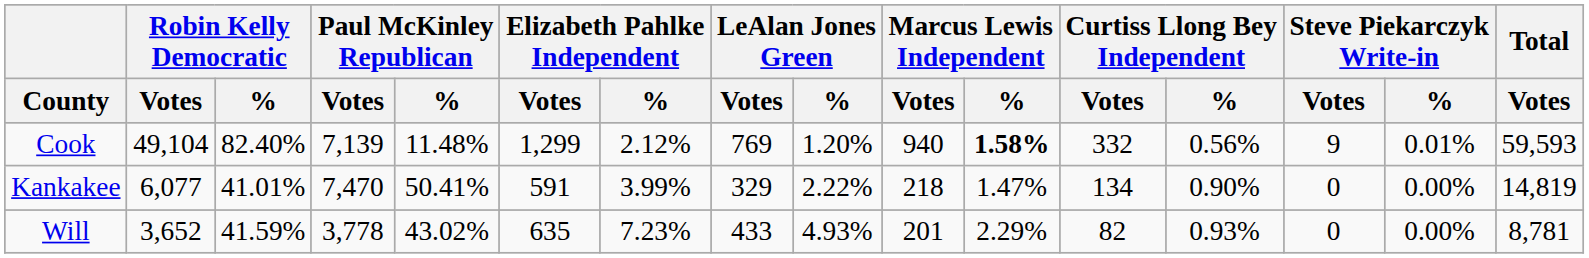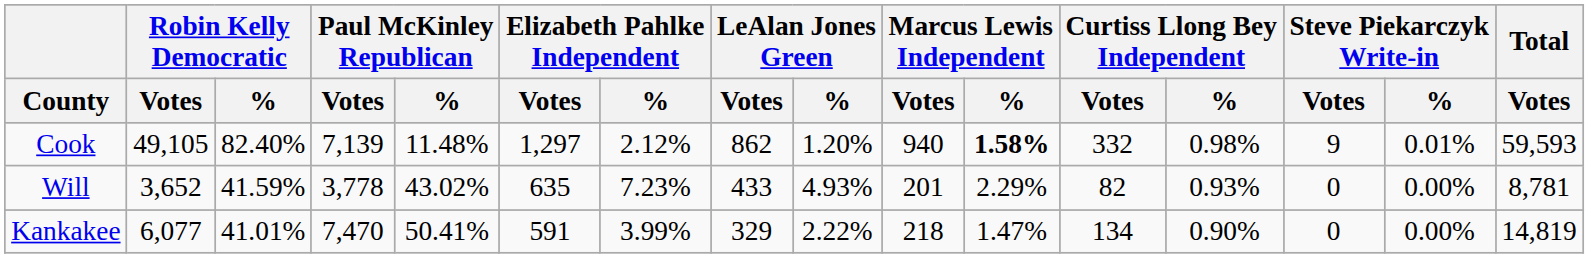(171, 143) 49,104 -> (171, 143) 49,105
(550, 143) 1,299 -> (550, 143) 1,297
(752, 143) 769 -> (752, 143) 862
(1224, 143) 0.56% -> (1224, 143) 0.98%
rows swapped: (66, 187) <-> (66, 230)
